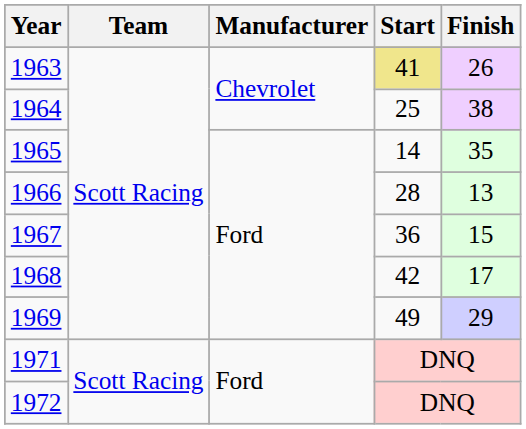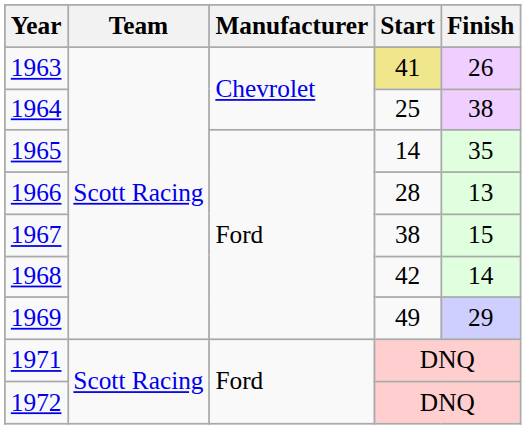(408, 234) 36 -> (408, 234) 38
(481, 276) 17 -> (481, 276) 14
